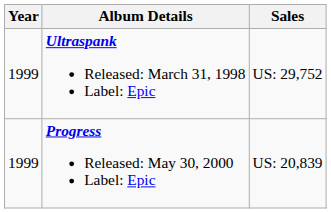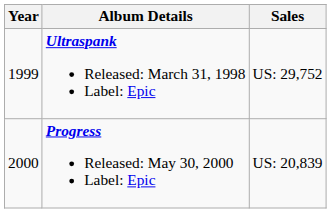(23, 163) 1999 -> (23, 163) 2000
